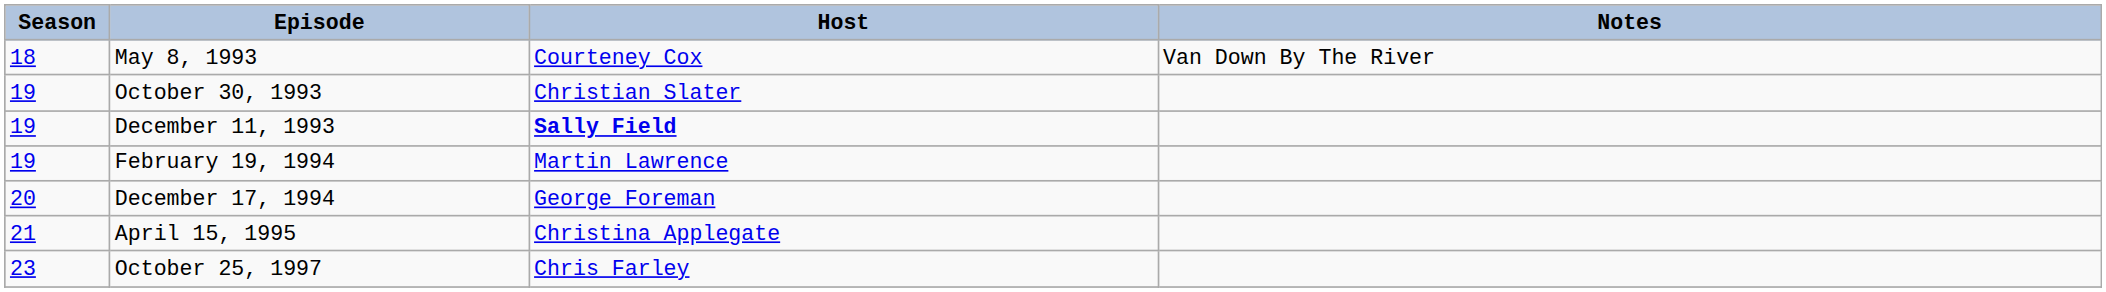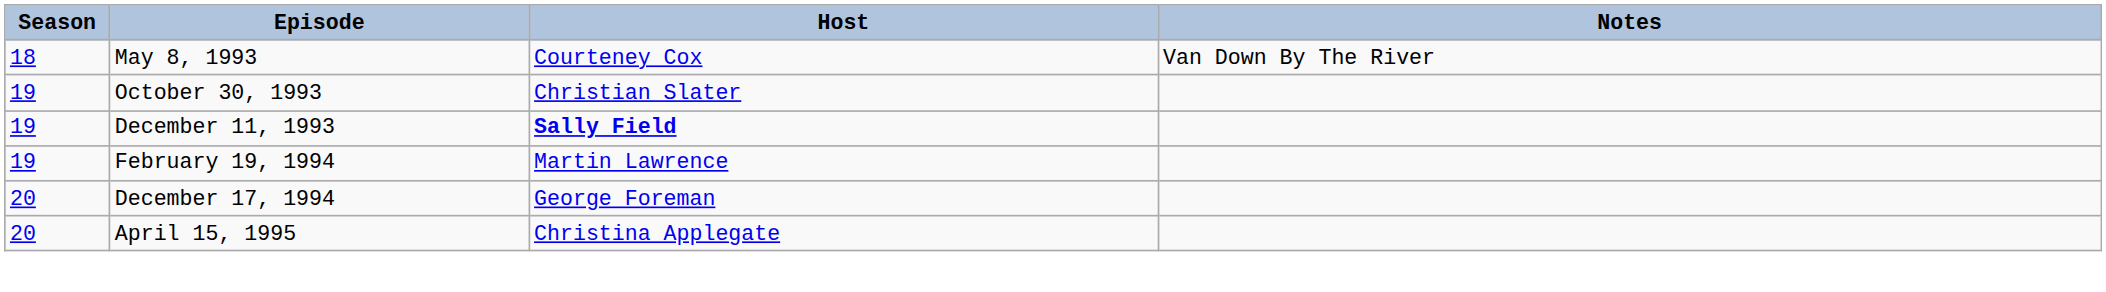(23, 233) 21 -> (23, 233) 20
- row: (218, 269)
